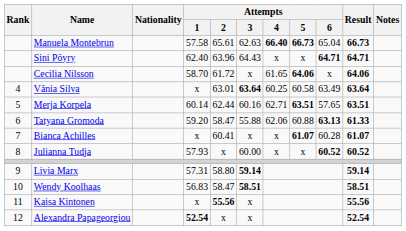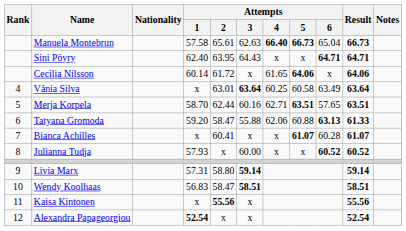(223, 58) 63.96 -> (223, 58) 63.95
(197, 74) 58.70 -> (197, 74) 60.14
(197, 105) 60.14 -> (197, 105) 58.70
